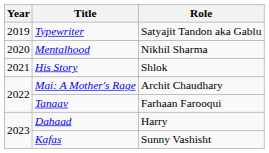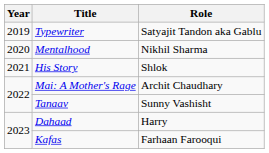(181, 103) Farhaan Farooqui -> (176, 103) Sunny Vashisht
(176, 139) Sunny Vashisht -> (181, 139) Farhaan Farooqui
